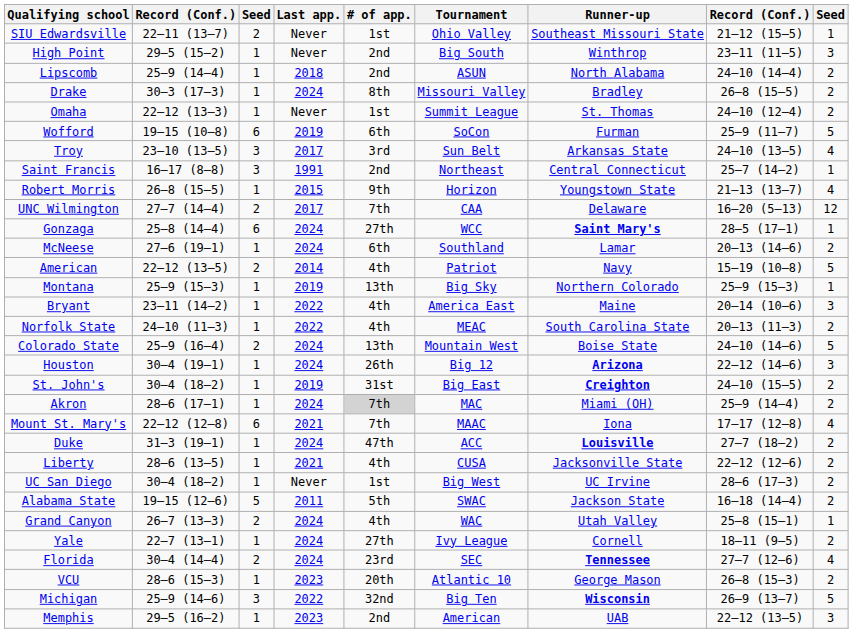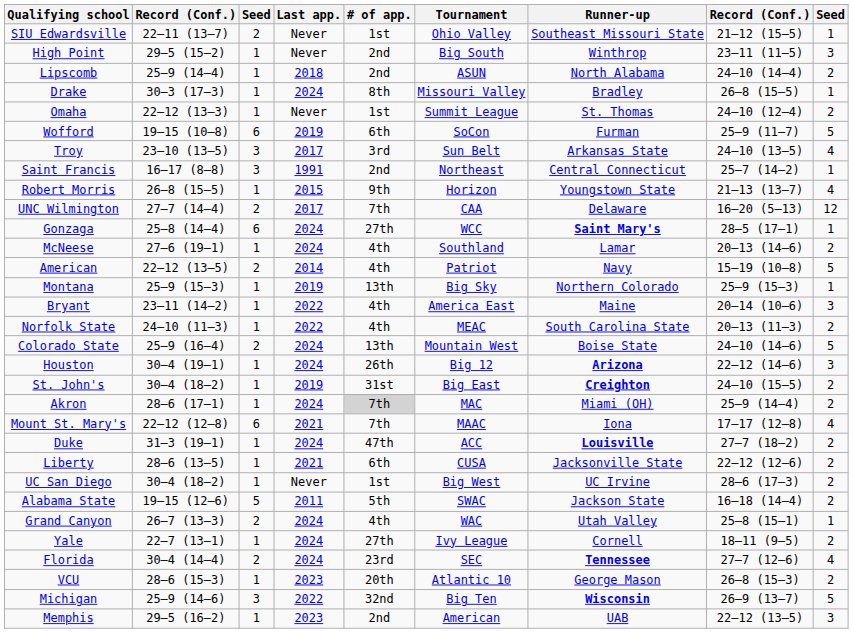(831, 92) 2 -> (831, 92) 1
(379, 248) 6th -> (379, 248) 4th
(379, 463) 4th -> (379, 463) 6th
